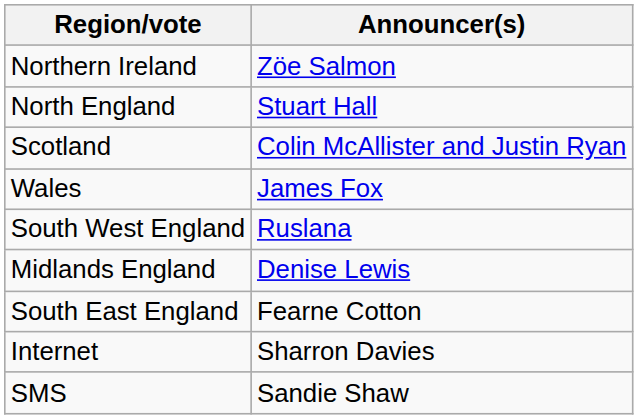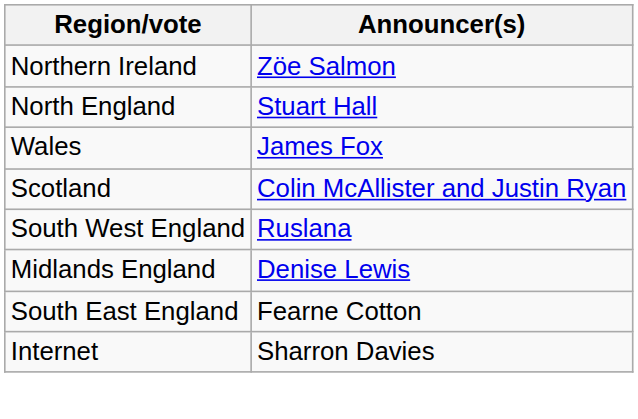rows swapped: (61, 147) <-> (46, 188)
- row: (39, 392)
